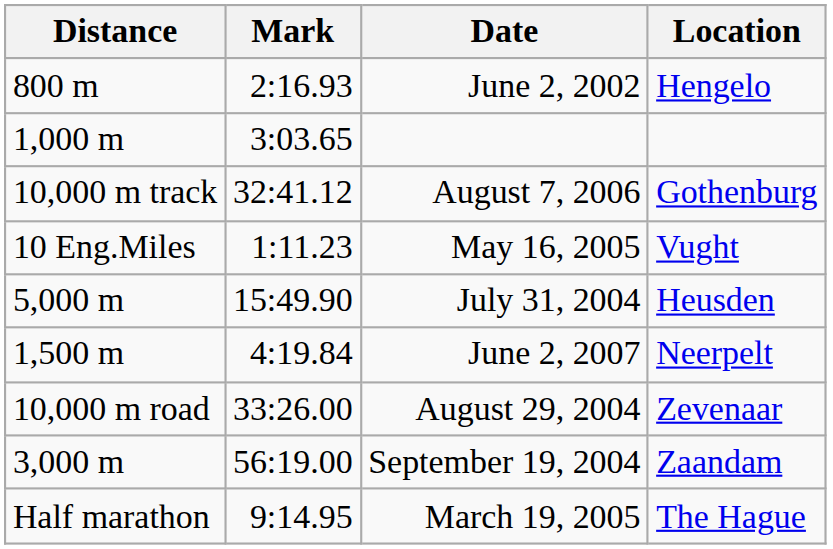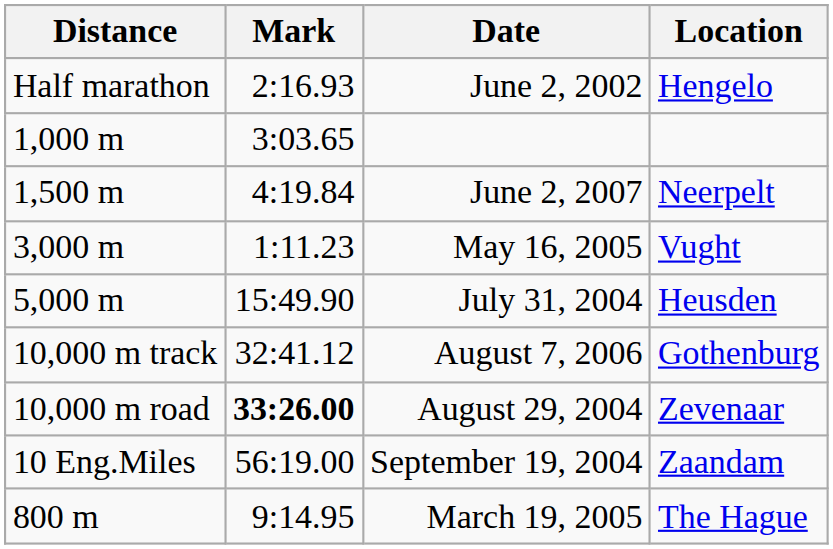(56, 85) 800 m -> (111, 85) Half marathon
rows swapped: (554, 354) <-> (536, 192)
(104, 246) 10 Eng.Miles -> (68, 246) 3,000 m
(293, 407) normal -> (294, 407) bold
(68, 461) 3,000 m -> (104, 461) 10 Eng.Miles
(111, 515) Half marathon -> (56, 515) 800 m
